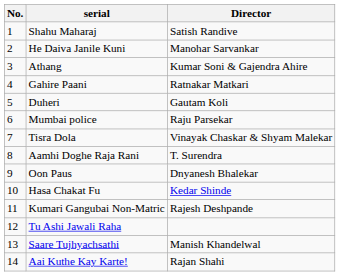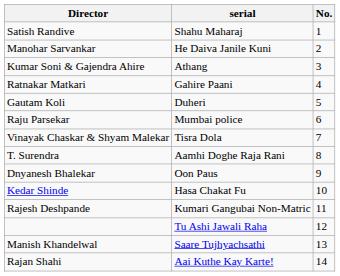columns swapped: (15, 13) <-> (251, 13)
